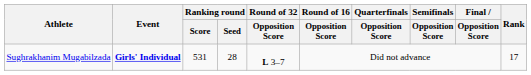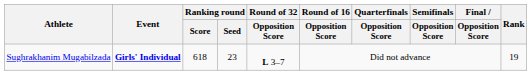(200, 57) 531 -> (200, 57) 618
(232, 57) 28 -> (232, 57) 23
(514, 57) 17 -> (514, 57) 19
